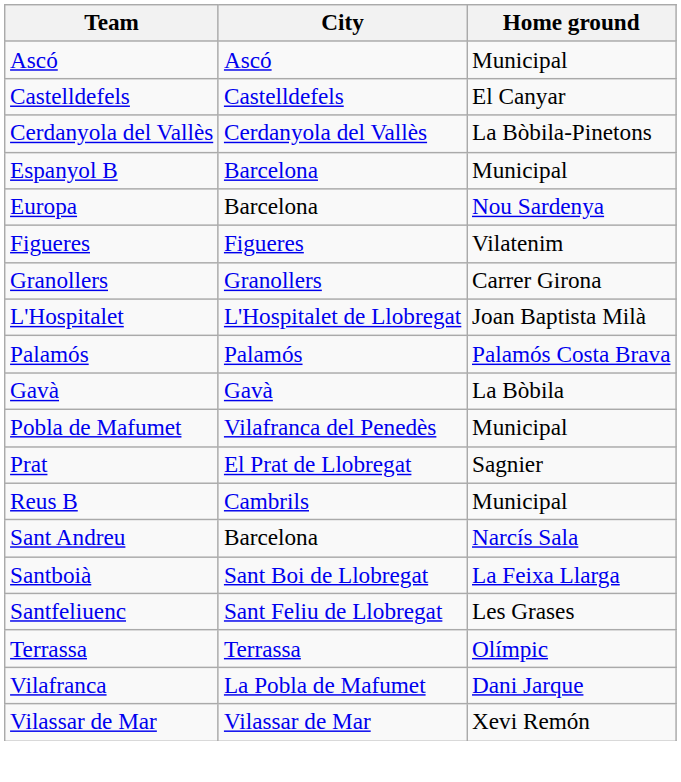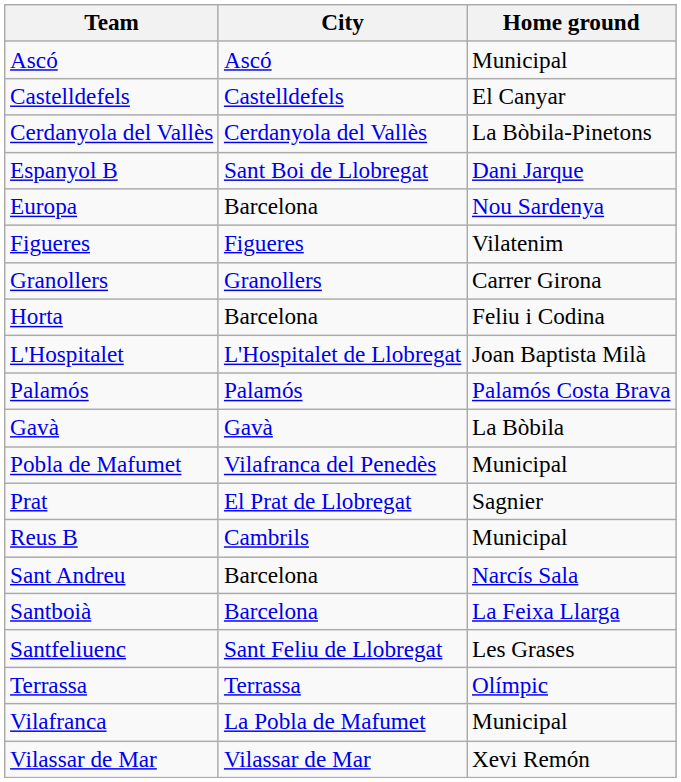(271, 170) Barcelona -> (326, 170) Sant Boi de Llobregat
(520, 170) Municipal -> (528, 170) Dani Jarque
+ row: (36, 317)
(326, 574) Sant Boi de Llobregat -> (271, 611) Barcelona
(528, 685) Dani Jarque -> (520, 721) Municipal
